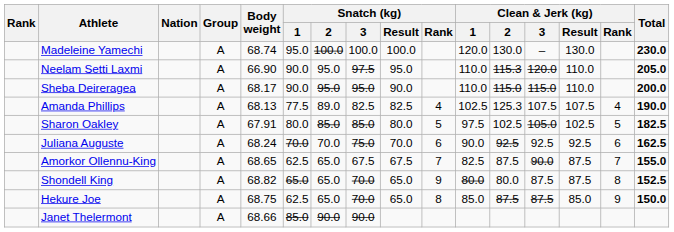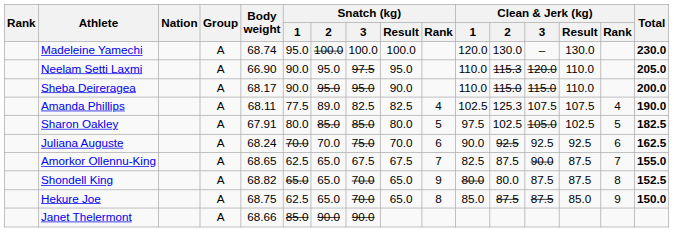(262, 106) 68.13 -> (262, 106) 68.11
